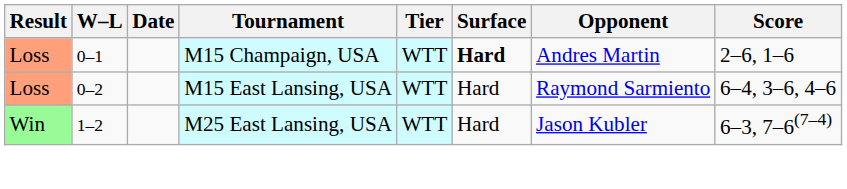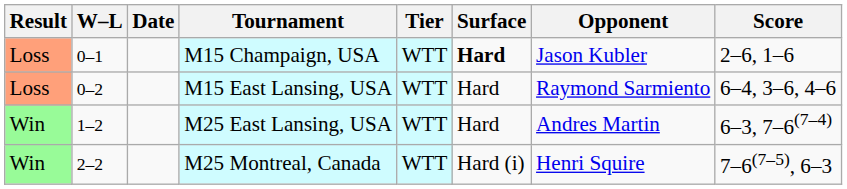(598, 54) Andres Martin -> (591, 54) Jason Kubler
(591, 124) Jason Kubler -> (598, 124) Andres Martin
+ row: (282, 163)
